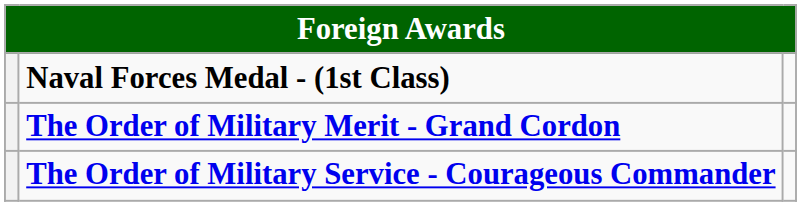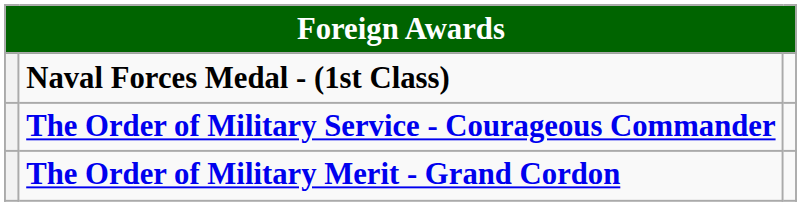rows swapped: (323, 126) <-> (401, 175)
